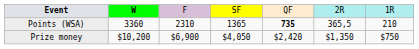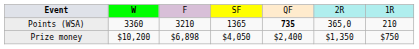(185, 24) 2310 -> (185, 24) 3210
(340, 24) 365,5 -> (340, 24) 365,0
(185, 37) $6,900 -> (185, 37) $6,898
(288, 37) $2,420 -> (288, 37) $2,400
